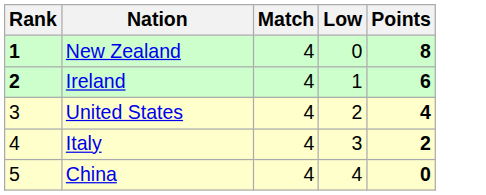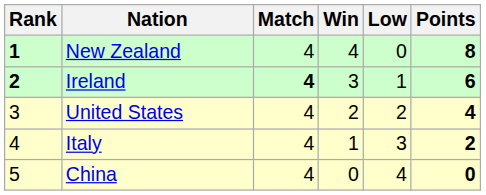+ column: (341, 19)
(309, 81) normal -> (309, 81) bold
